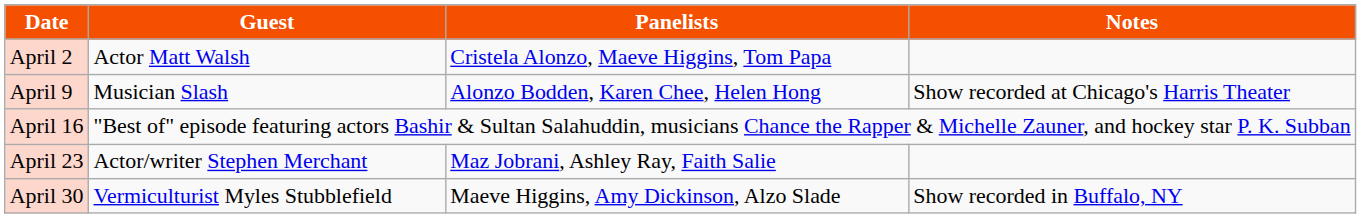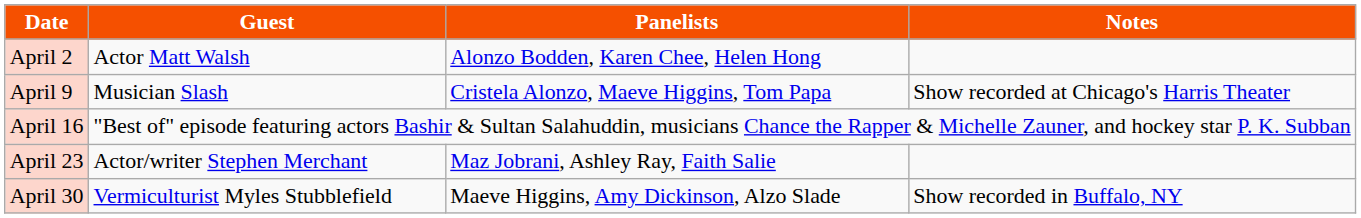(641, 56) Cristela Alonzo, Maeve Higgins, Tom Papa -> (636, 56) Alonzo Bodden, Karen Chee, Helen Hong
(636, 91) Alonzo Bodden, Karen Chee, Helen Hong -> (641, 91) Cristela Alonzo, Maeve Higgins, Tom Papa
